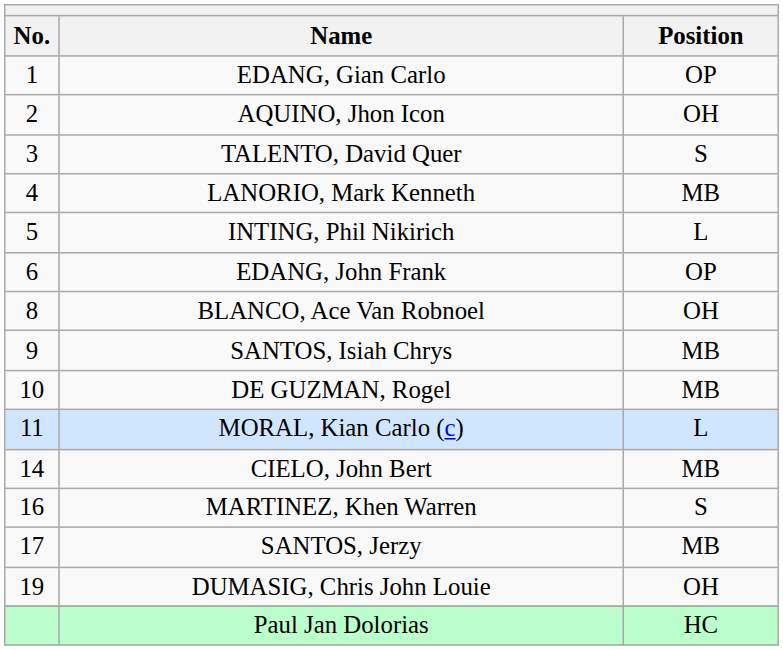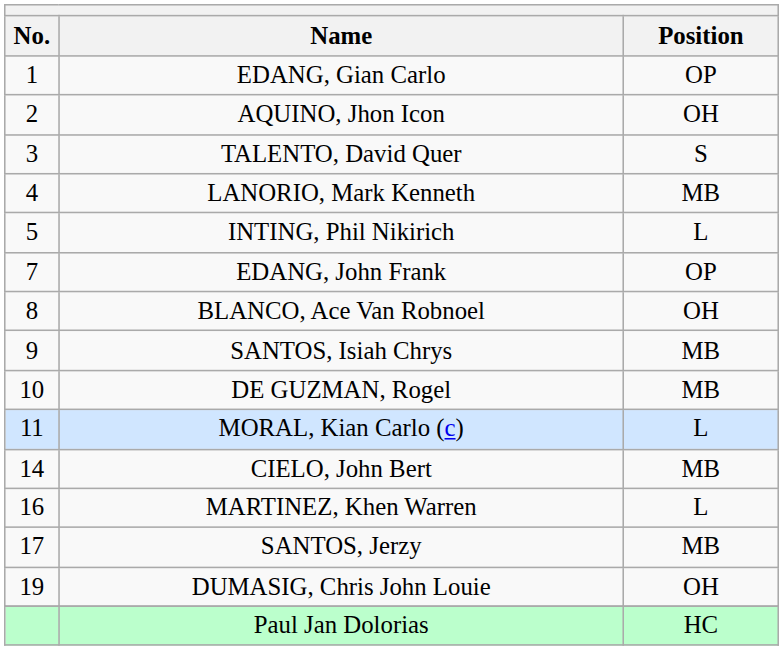(32, 271) 6 -> (32, 271) 7
(701, 507) S -> (701, 507) L
